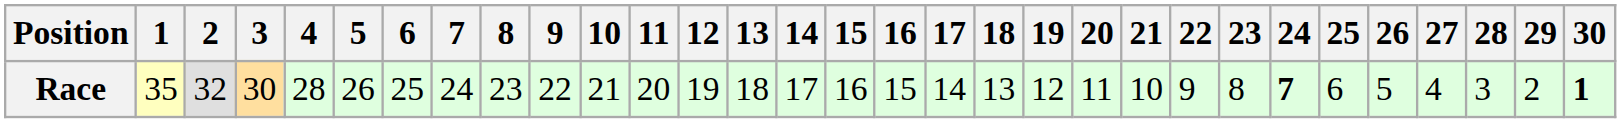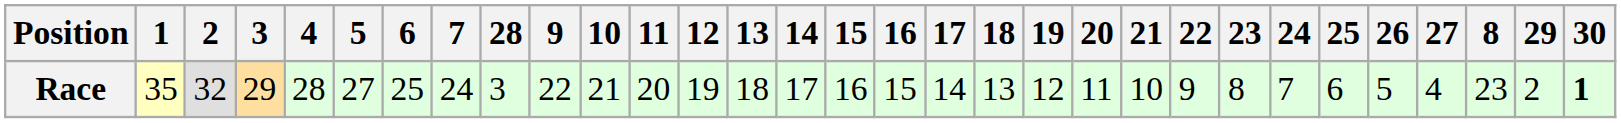columns swapped: (506, 32) <-> (1491, 32)
(260, 87) 30 -> (260, 87) 29
(358, 87) 26 -> (358, 87) 27
(1286, 87) bold -> (1286, 87) normal
